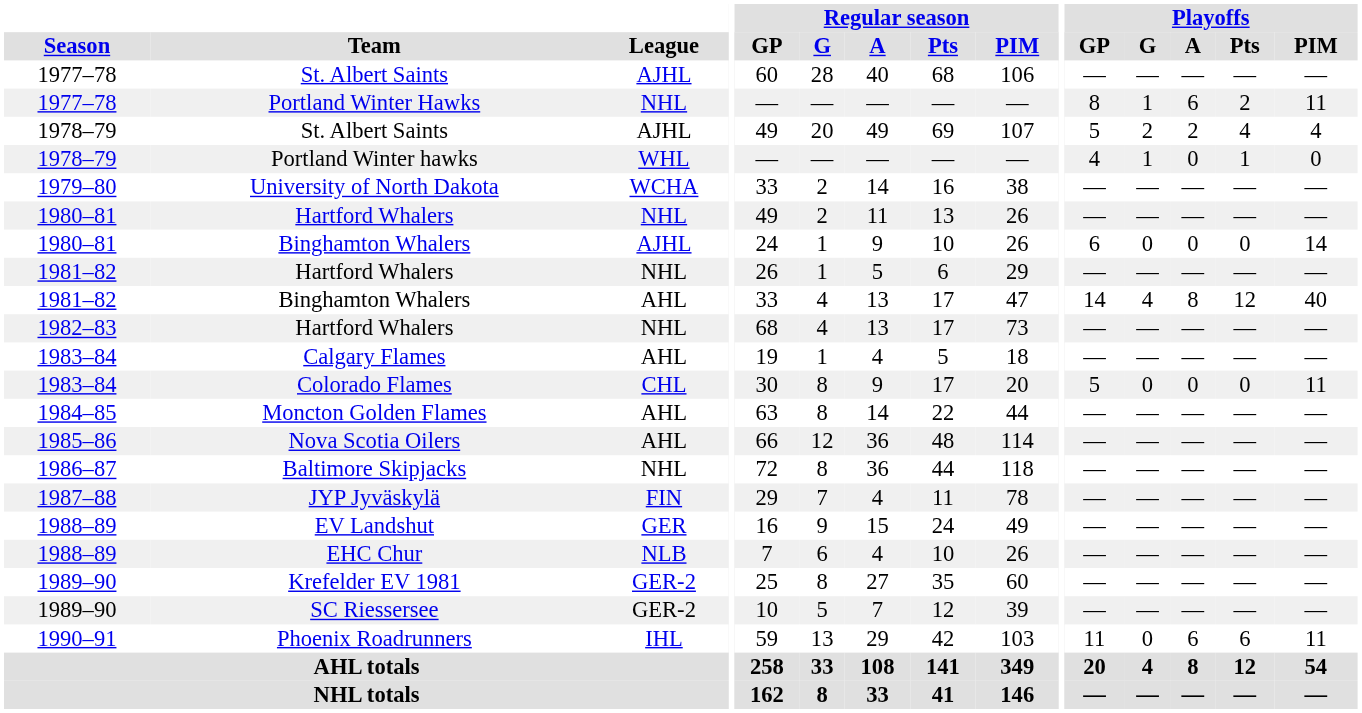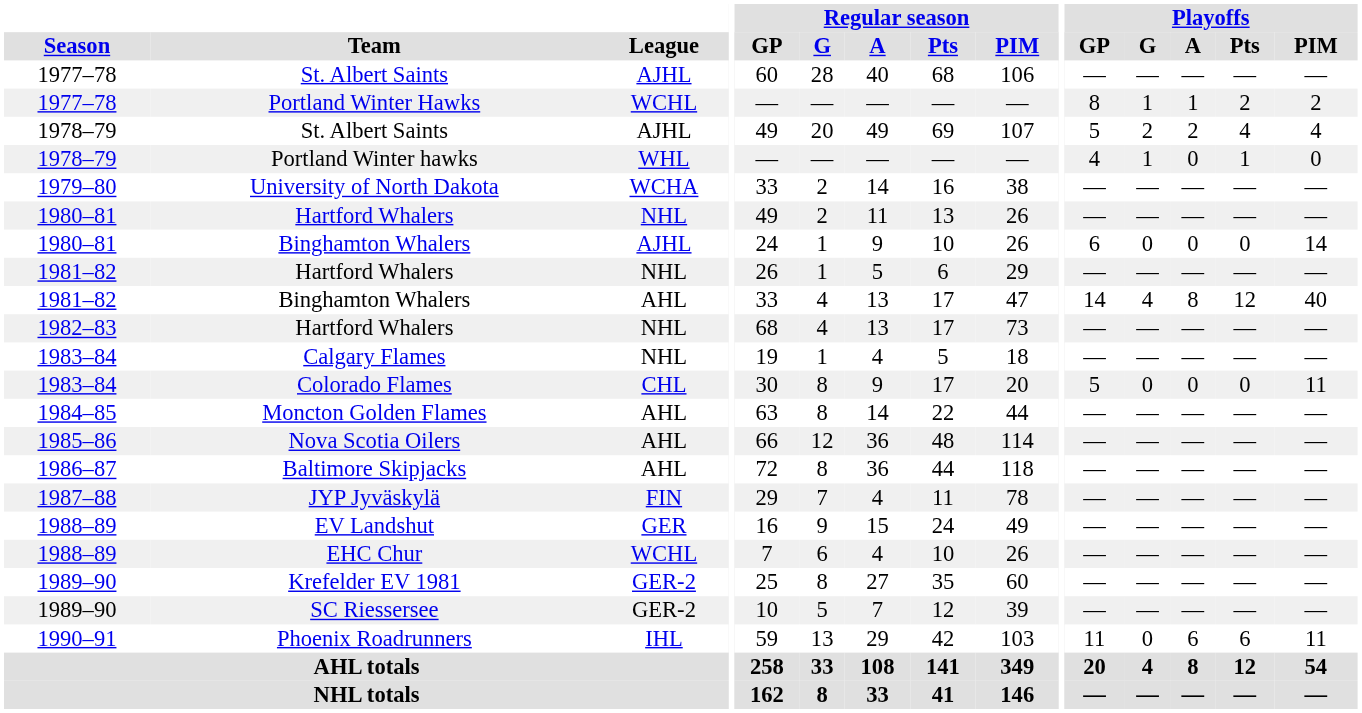(664, 102) NHL -> (664, 102) WCHL
(1193, 102) 6 -> (1193, 102) 1
(1316, 102) 11 -> (1316, 102) 2
(664, 356) AHL -> (664, 356) NHL
(664, 469) NHL -> (664, 469) AHL
(664, 553) NLB -> (664, 553) WCHL
